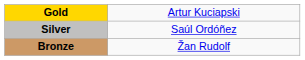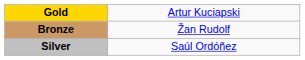rows swapped: (56, 30) <-> (56, 47)
